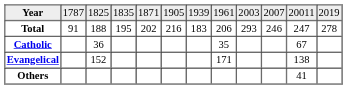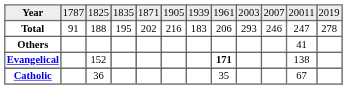rows swapped: (33, 44) <-> (33, 76)
(224, 60) normal -> (224, 60) bold
